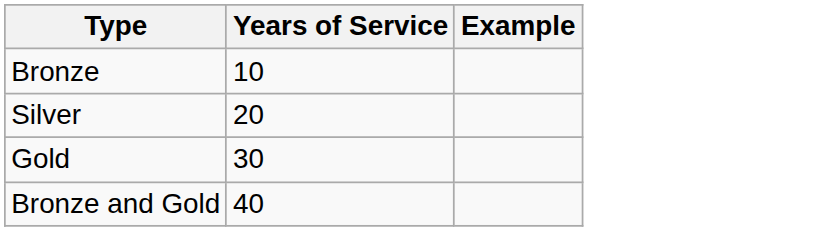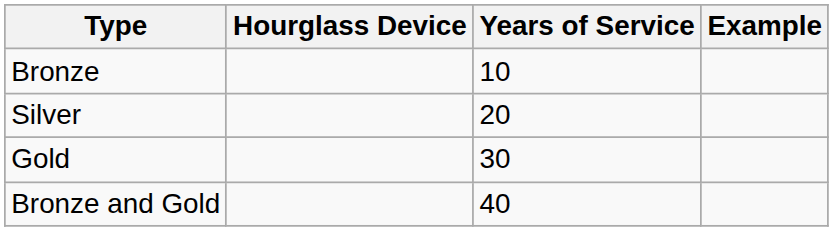+ column: (350, 26)
